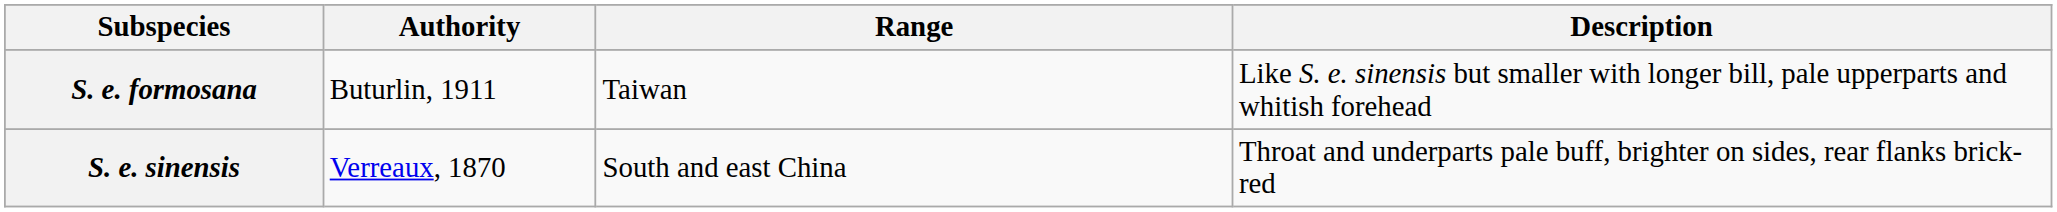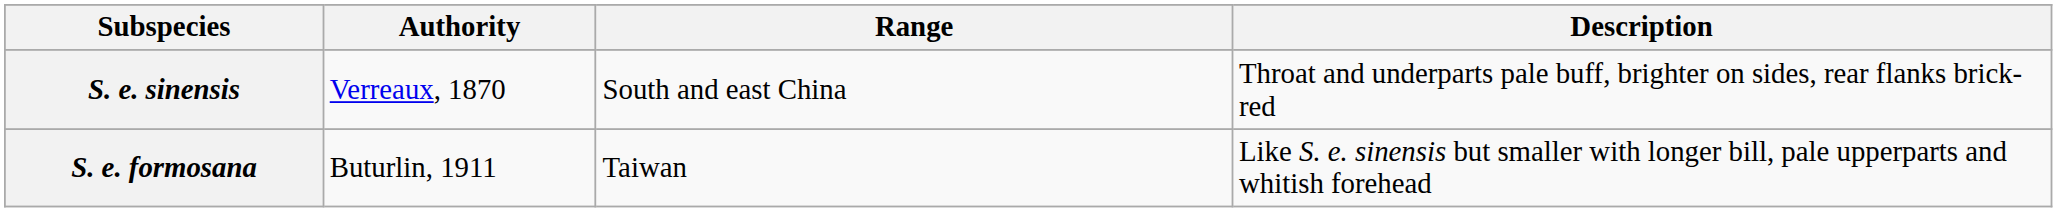rows swapped: (164, 167) <-> (164, 89)
